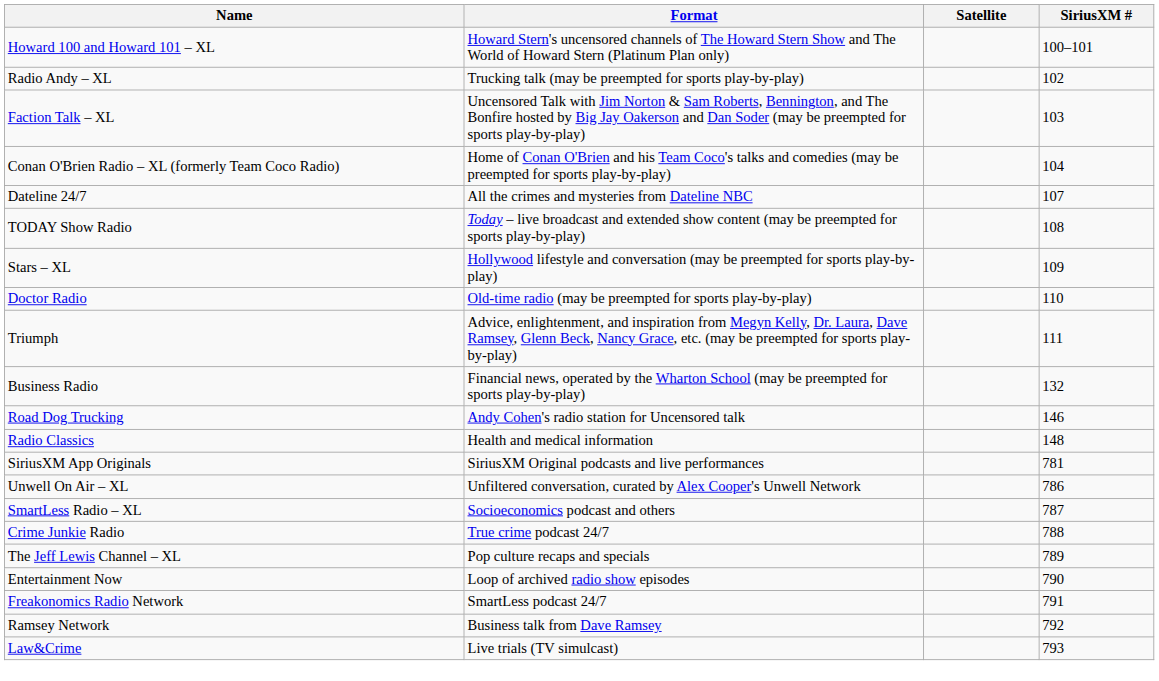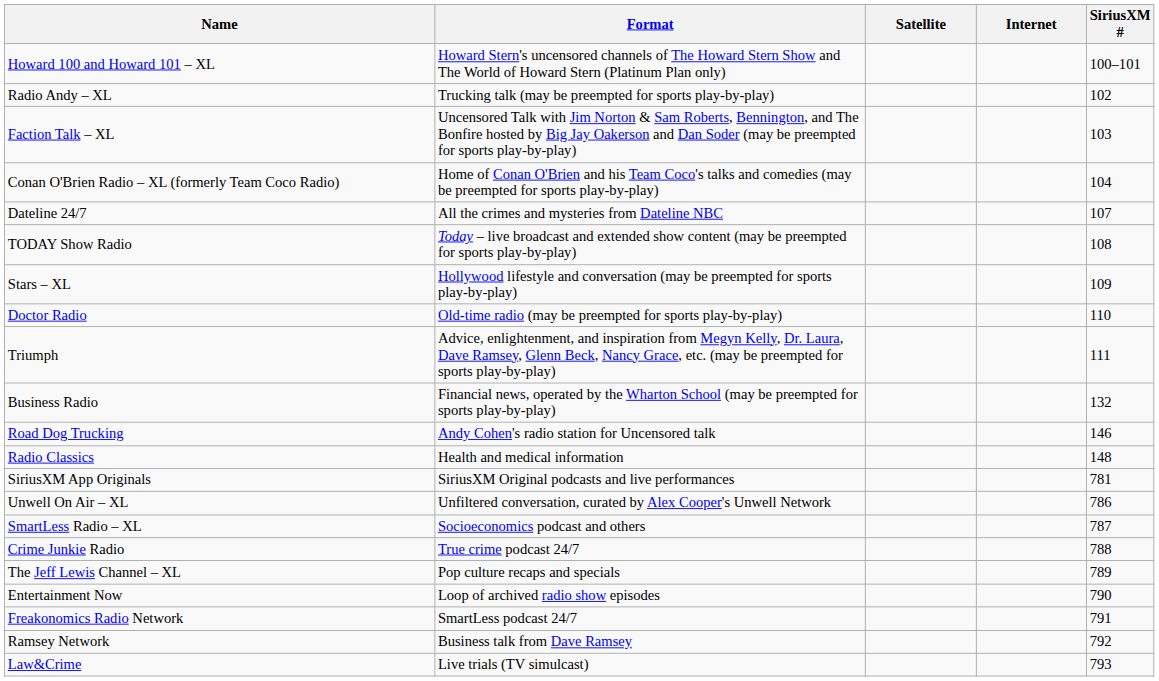+ column: (1031, 24)
